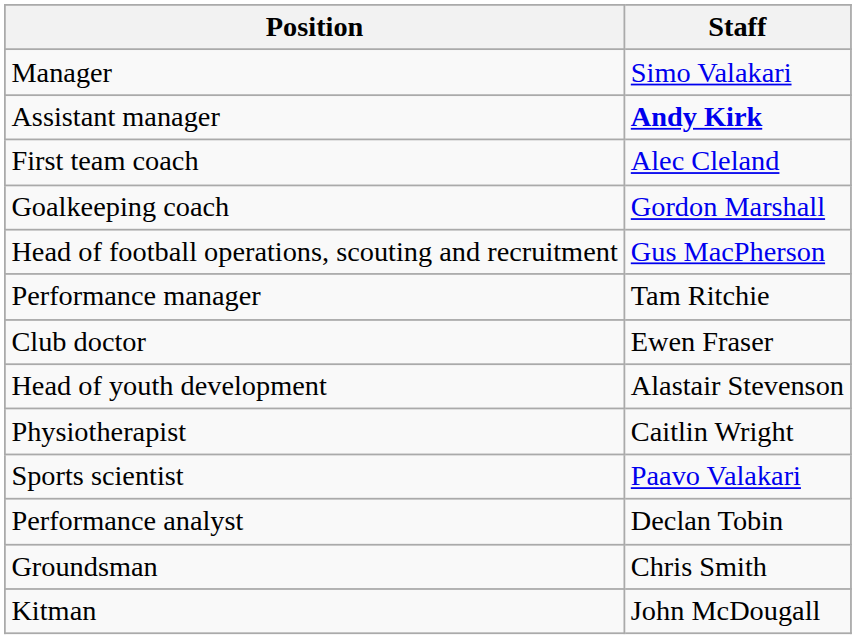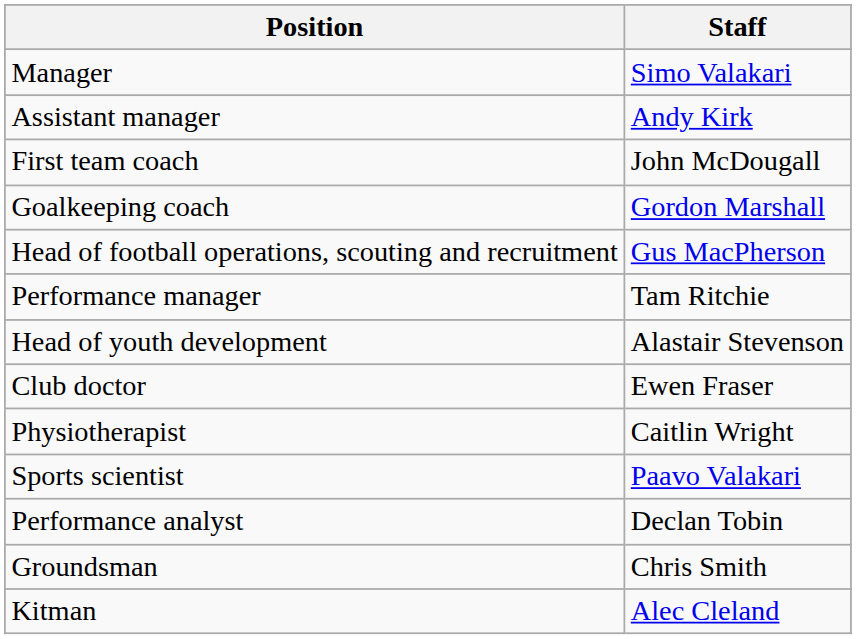(697, 116) bold -> (692, 116) normal
(705, 161) Alec Cleland -> (726, 161) John McDougall
rows swapped: (169, 386) <-> (79, 341)
(726, 610) John McDougall -> (705, 610) Alec Cleland
